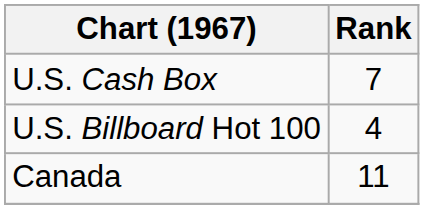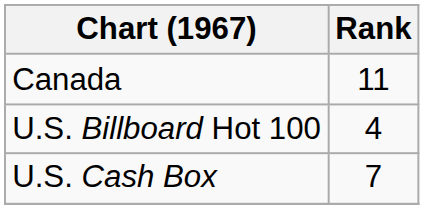rows swapped: (67, 177) <-> (114, 78)
